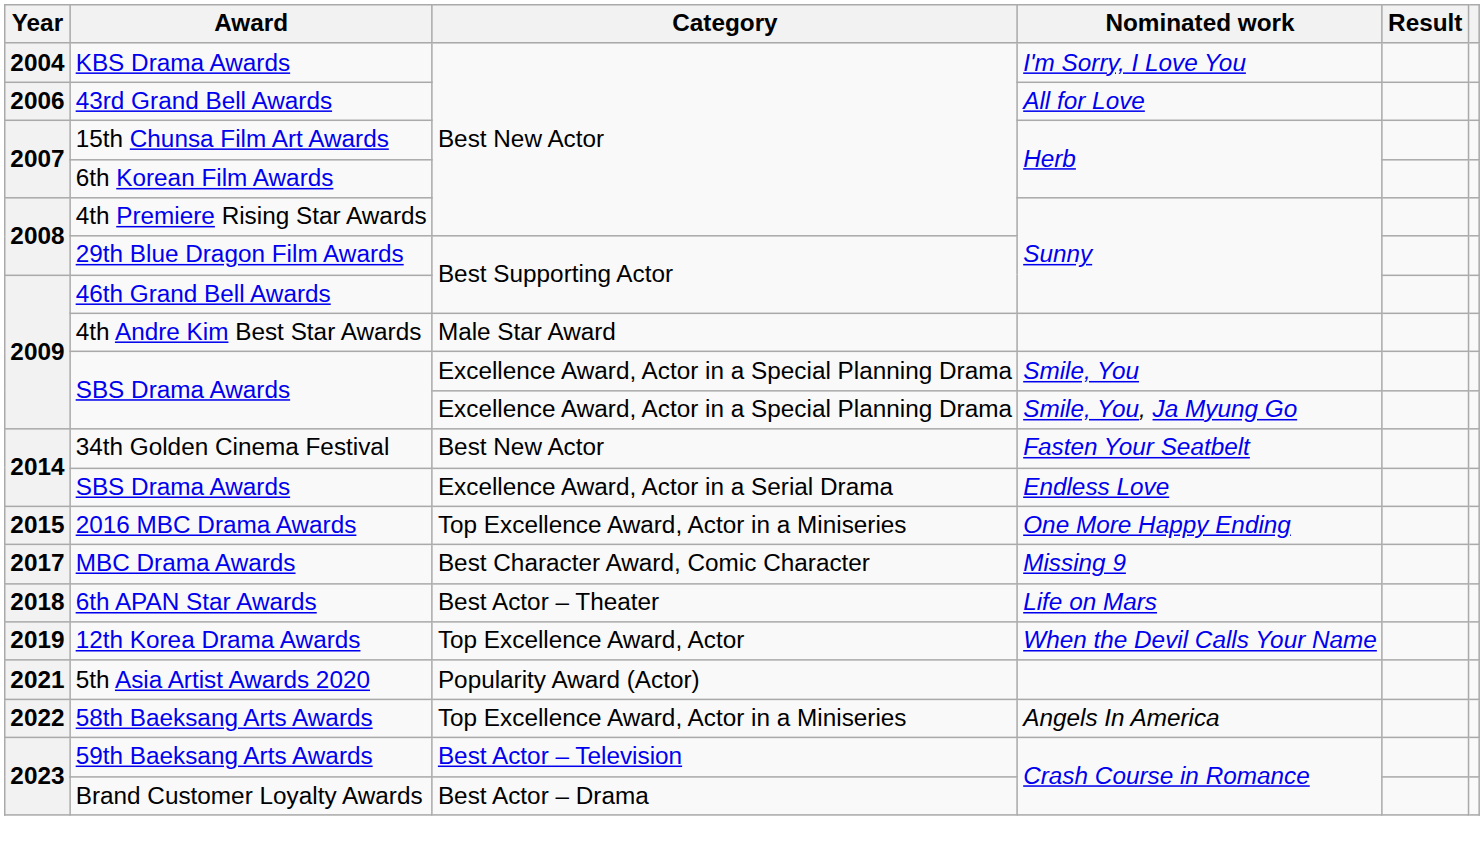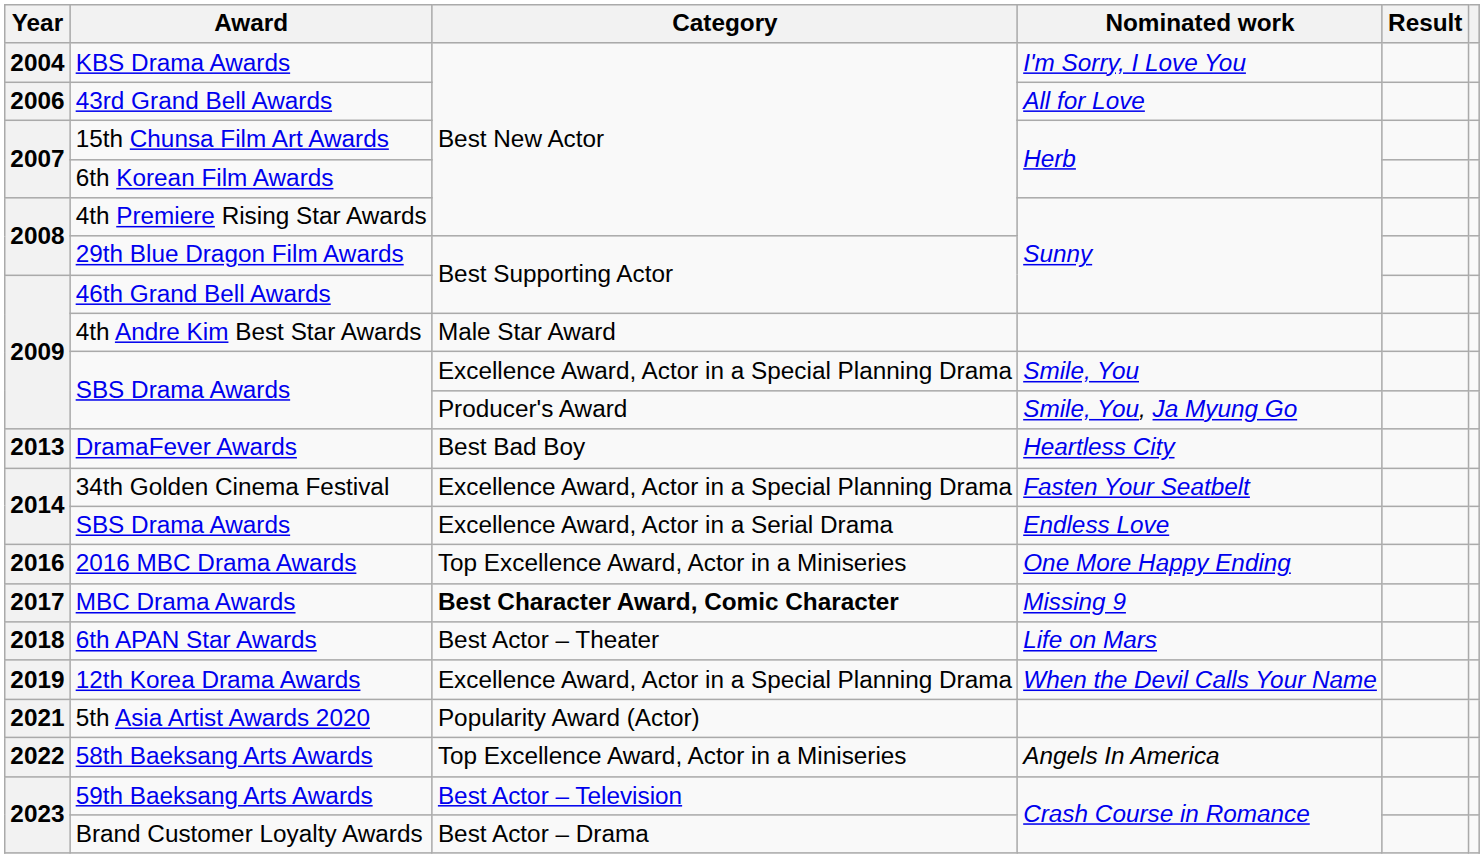(725, 409) Excellence Award, Actor in a Special Planning Drama -> (533, 409) Producer's Award
+ row: (186, 448)
(521, 448) Best New Actor -> (725, 486) Excellence Award, Actor in a Special Planning Drama
(37, 525) 2015 -> (37, 563) 2016
(654, 563) normal -> (668, 602) bold
(591, 640) Top Excellence Award, Actor -> (725, 679) Excellence Award, Actor in a Special Planning Drama
